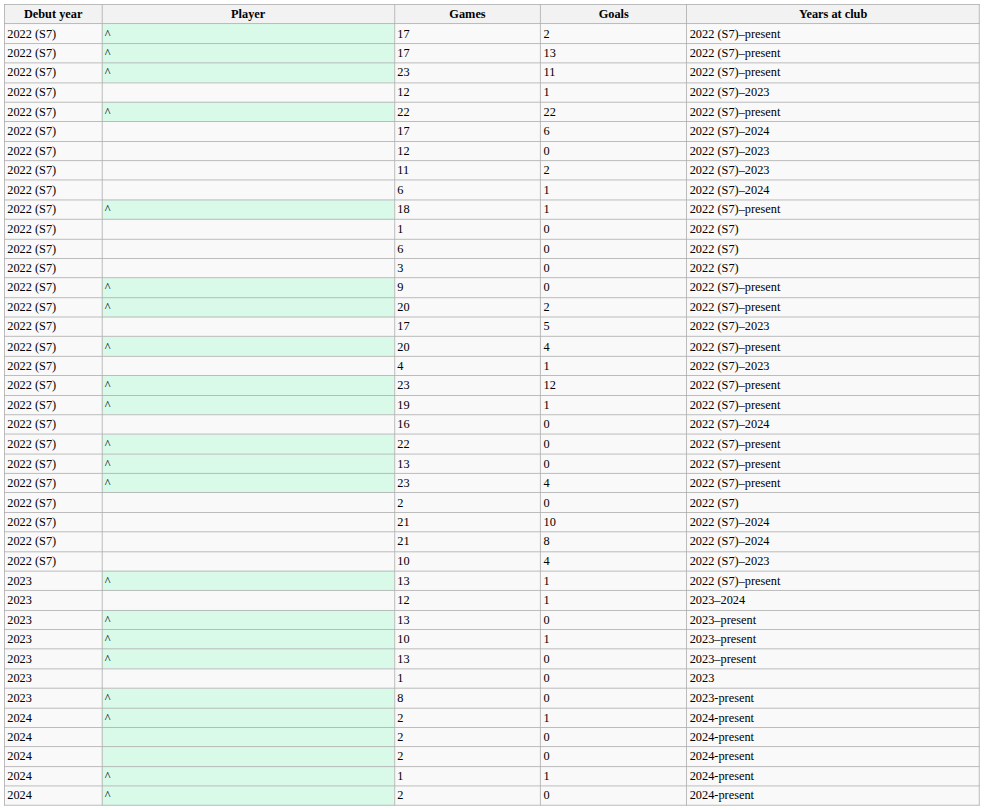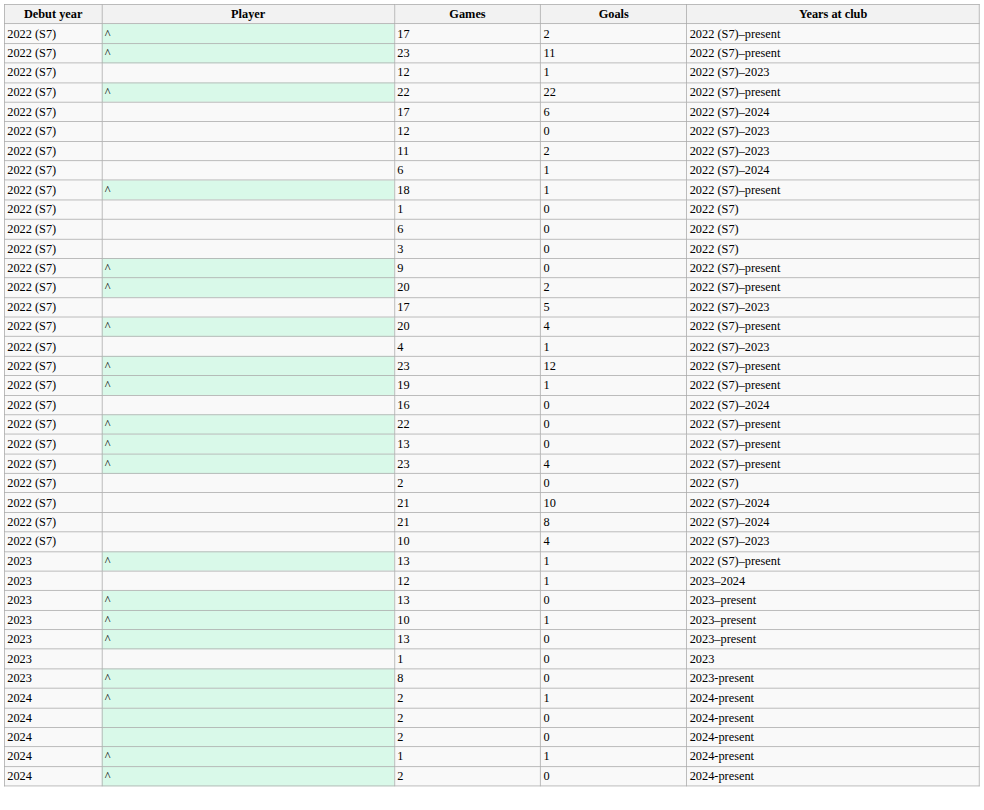- row: (403, 53)
